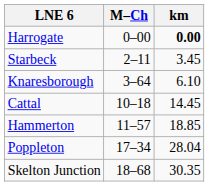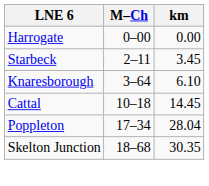(188, 37) bold -> (188, 37) normal
- row: (41, 125)
